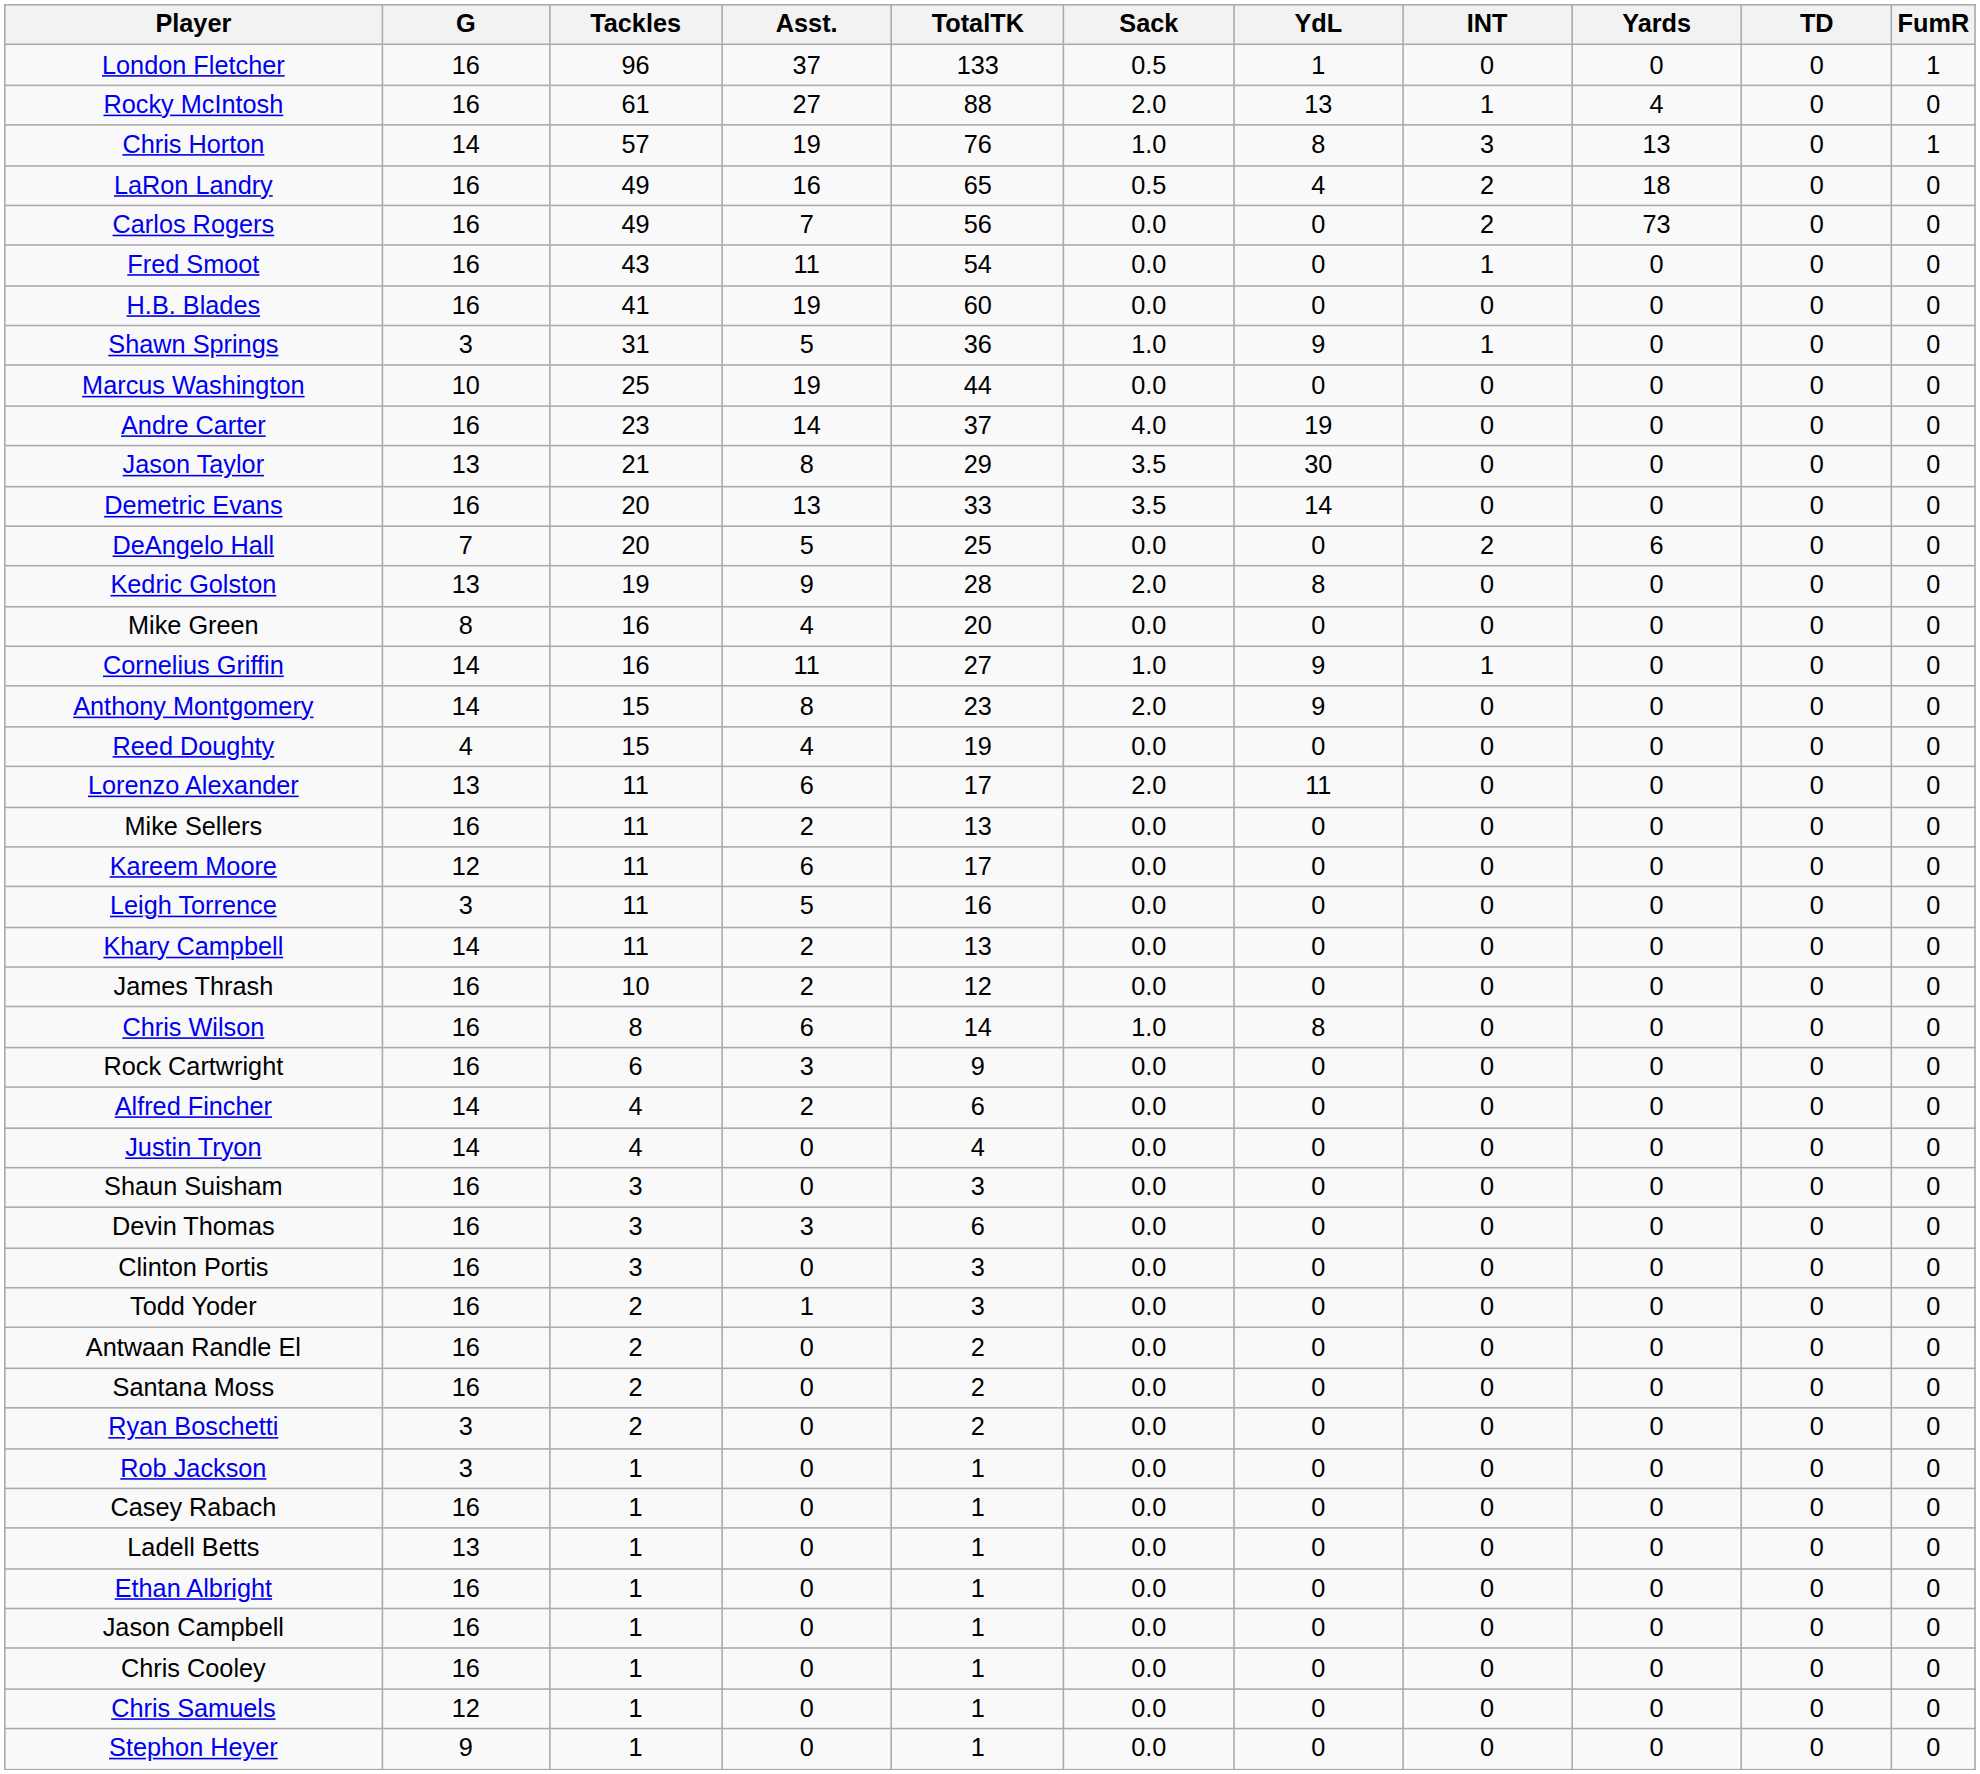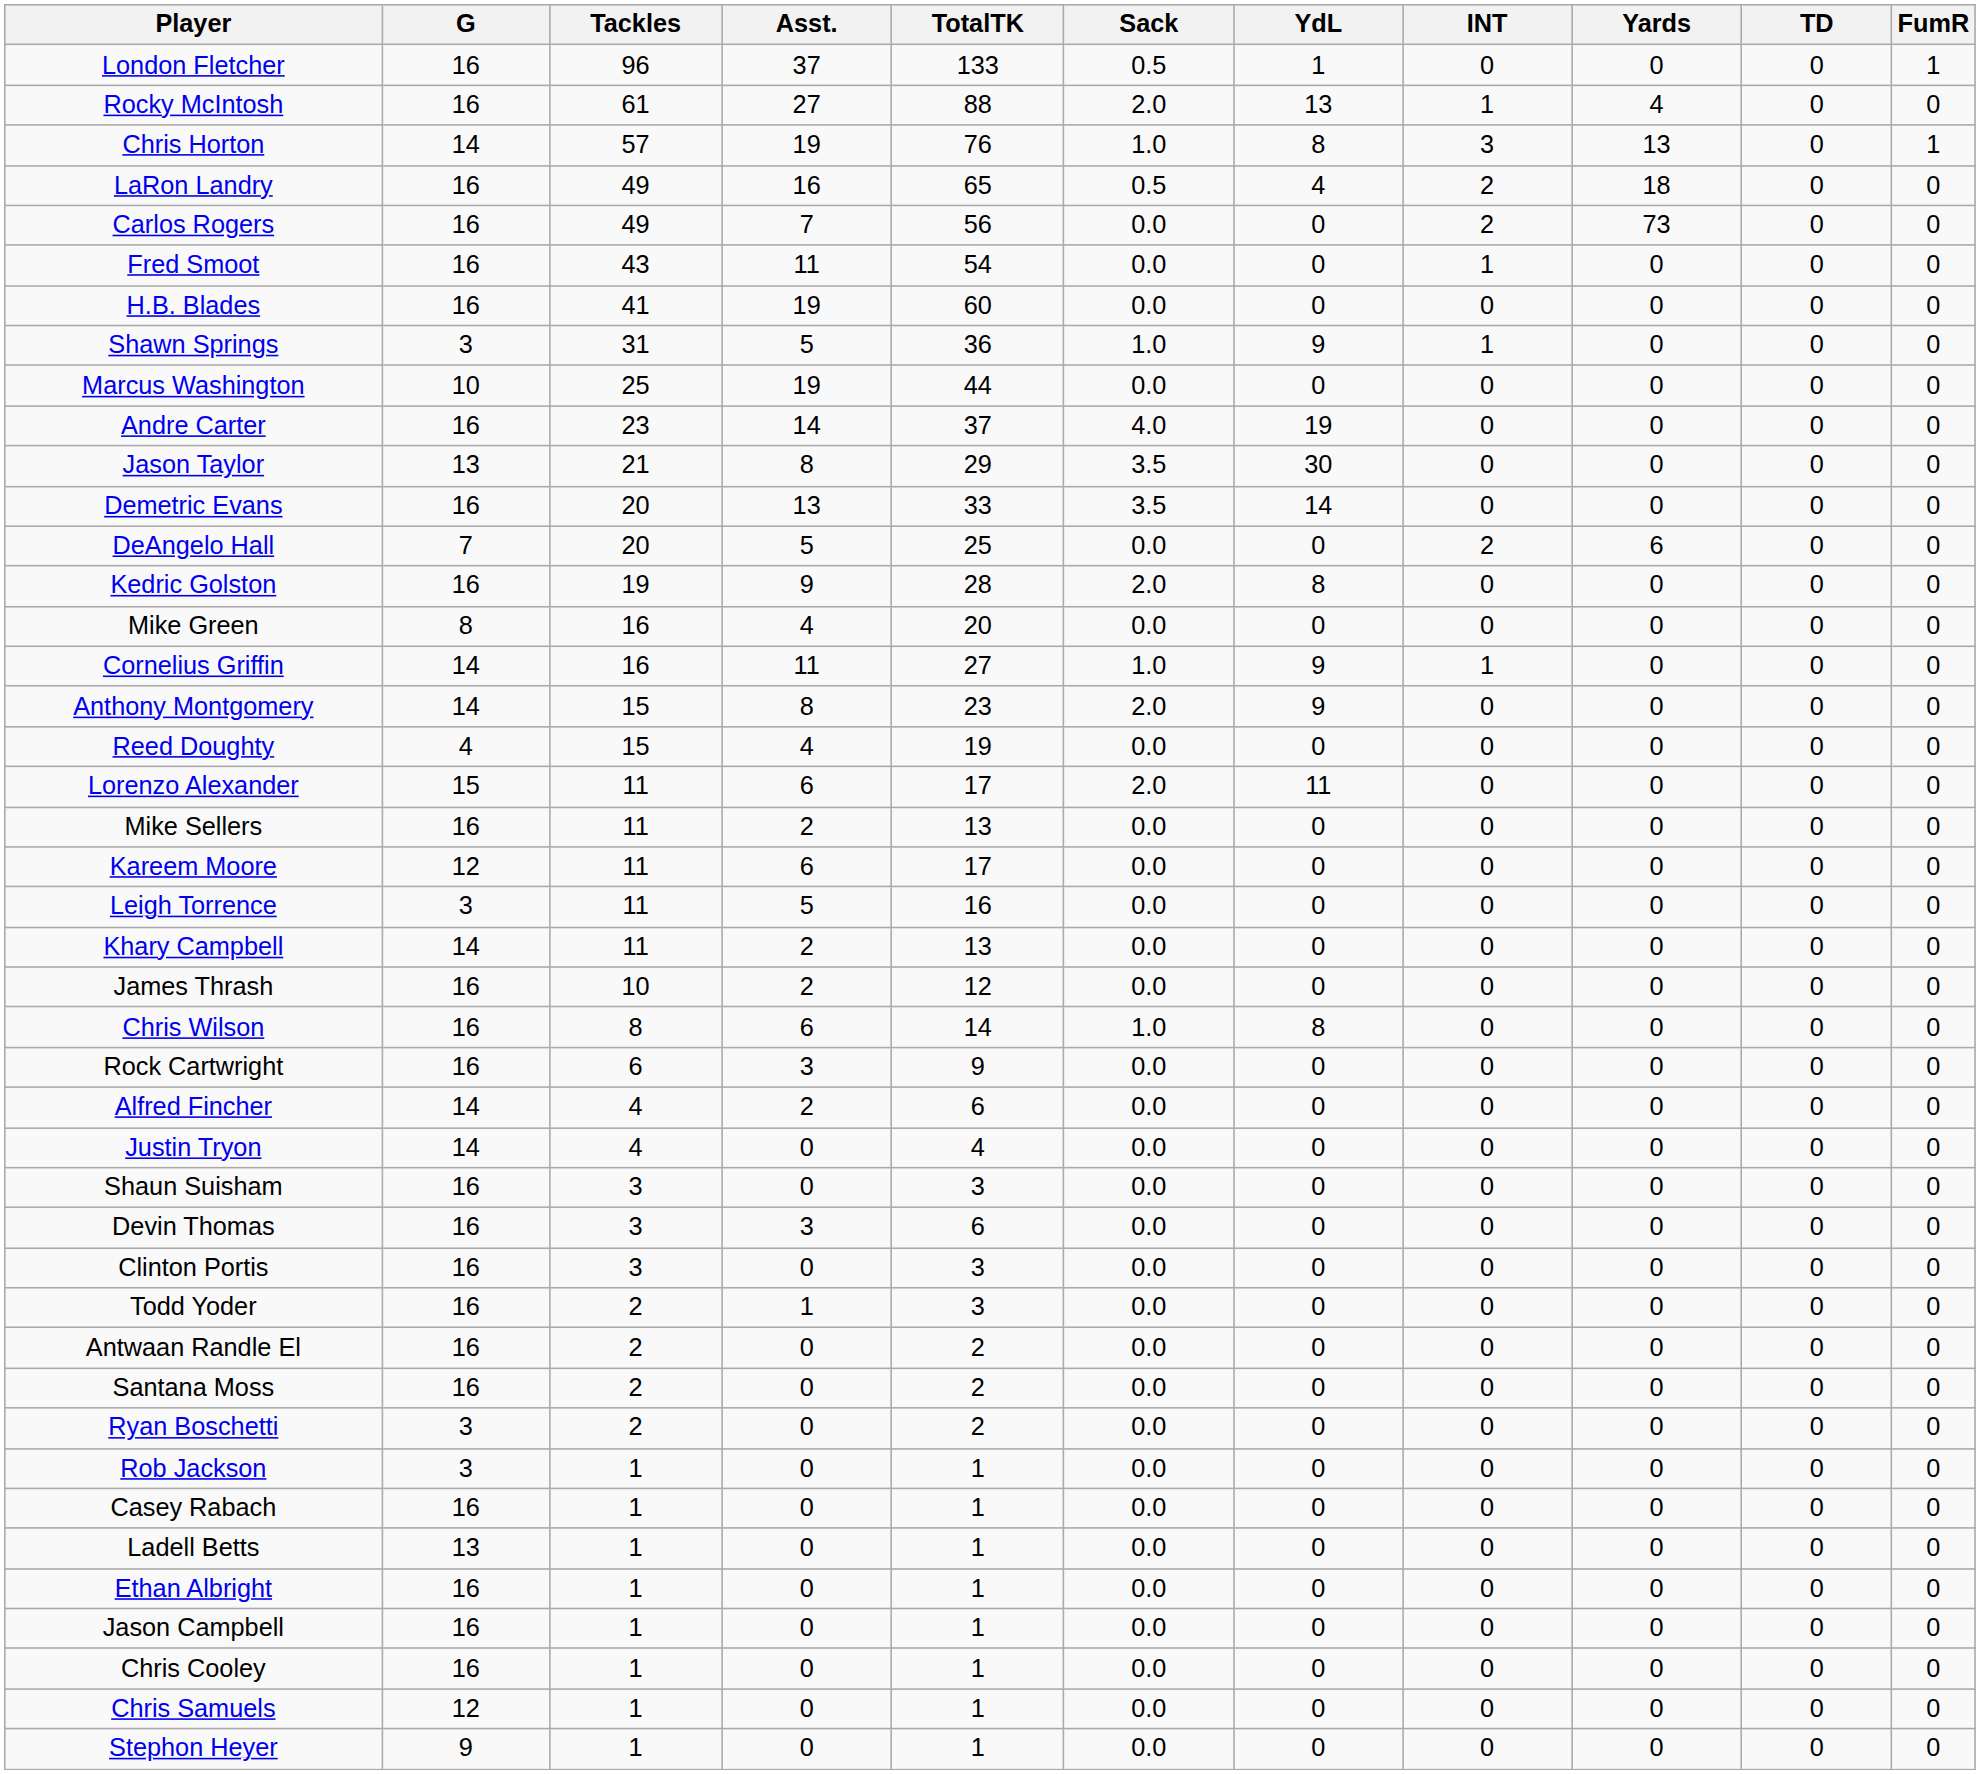(466, 585) 13 -> (466, 585) 16
(466, 786) 13 -> (466, 786) 15
